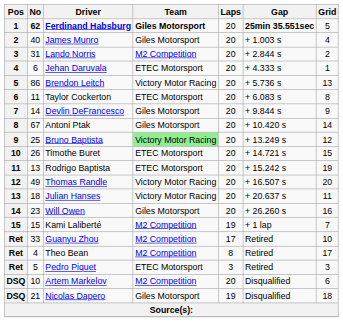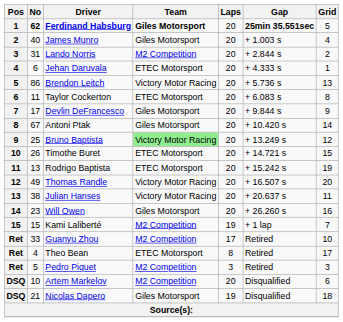(35, 111) 14 -> (35, 111) 17
(35, 196) 18 -> (35, 196) 38
(166, 253) M2 Competition -> (169, 253) ETEC Motorsport
(169, 267) ETEC Motorsport -> (166, 267) M2 Competition
